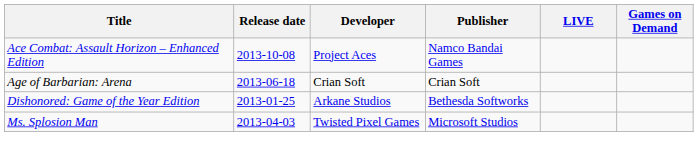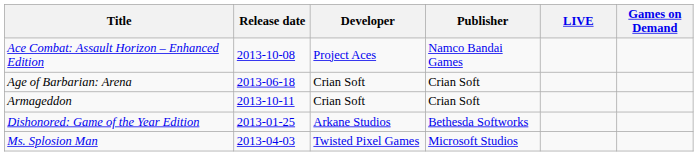+ row: (40, 101)
